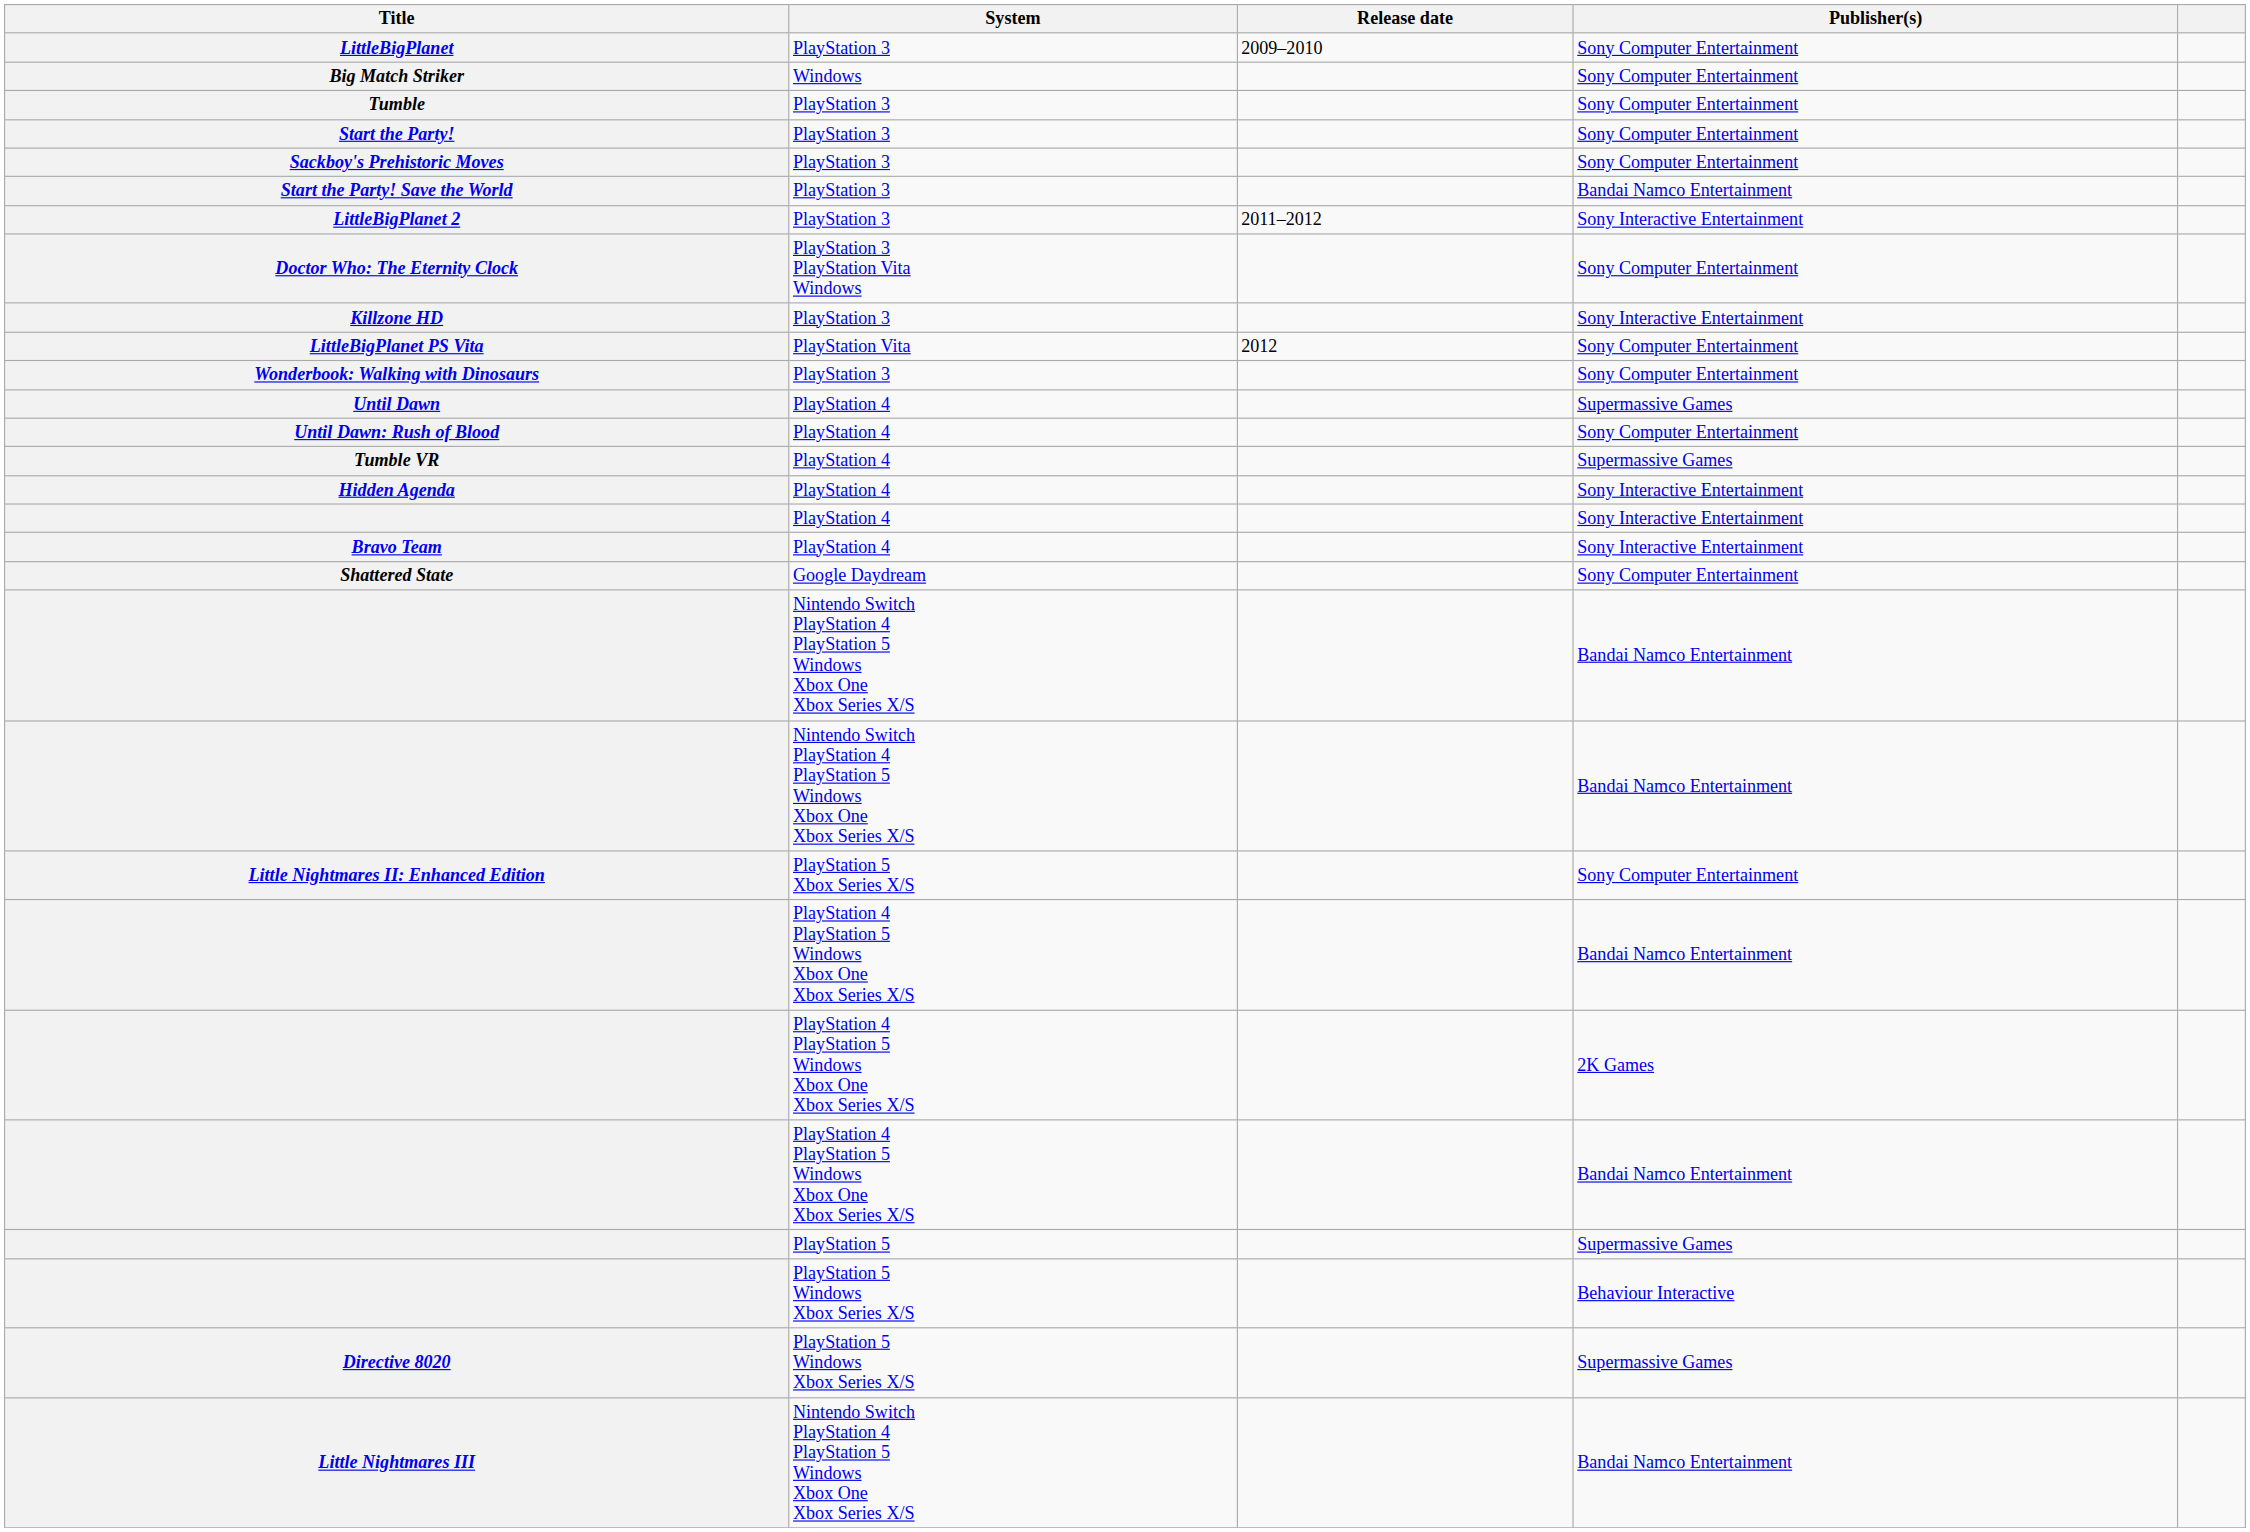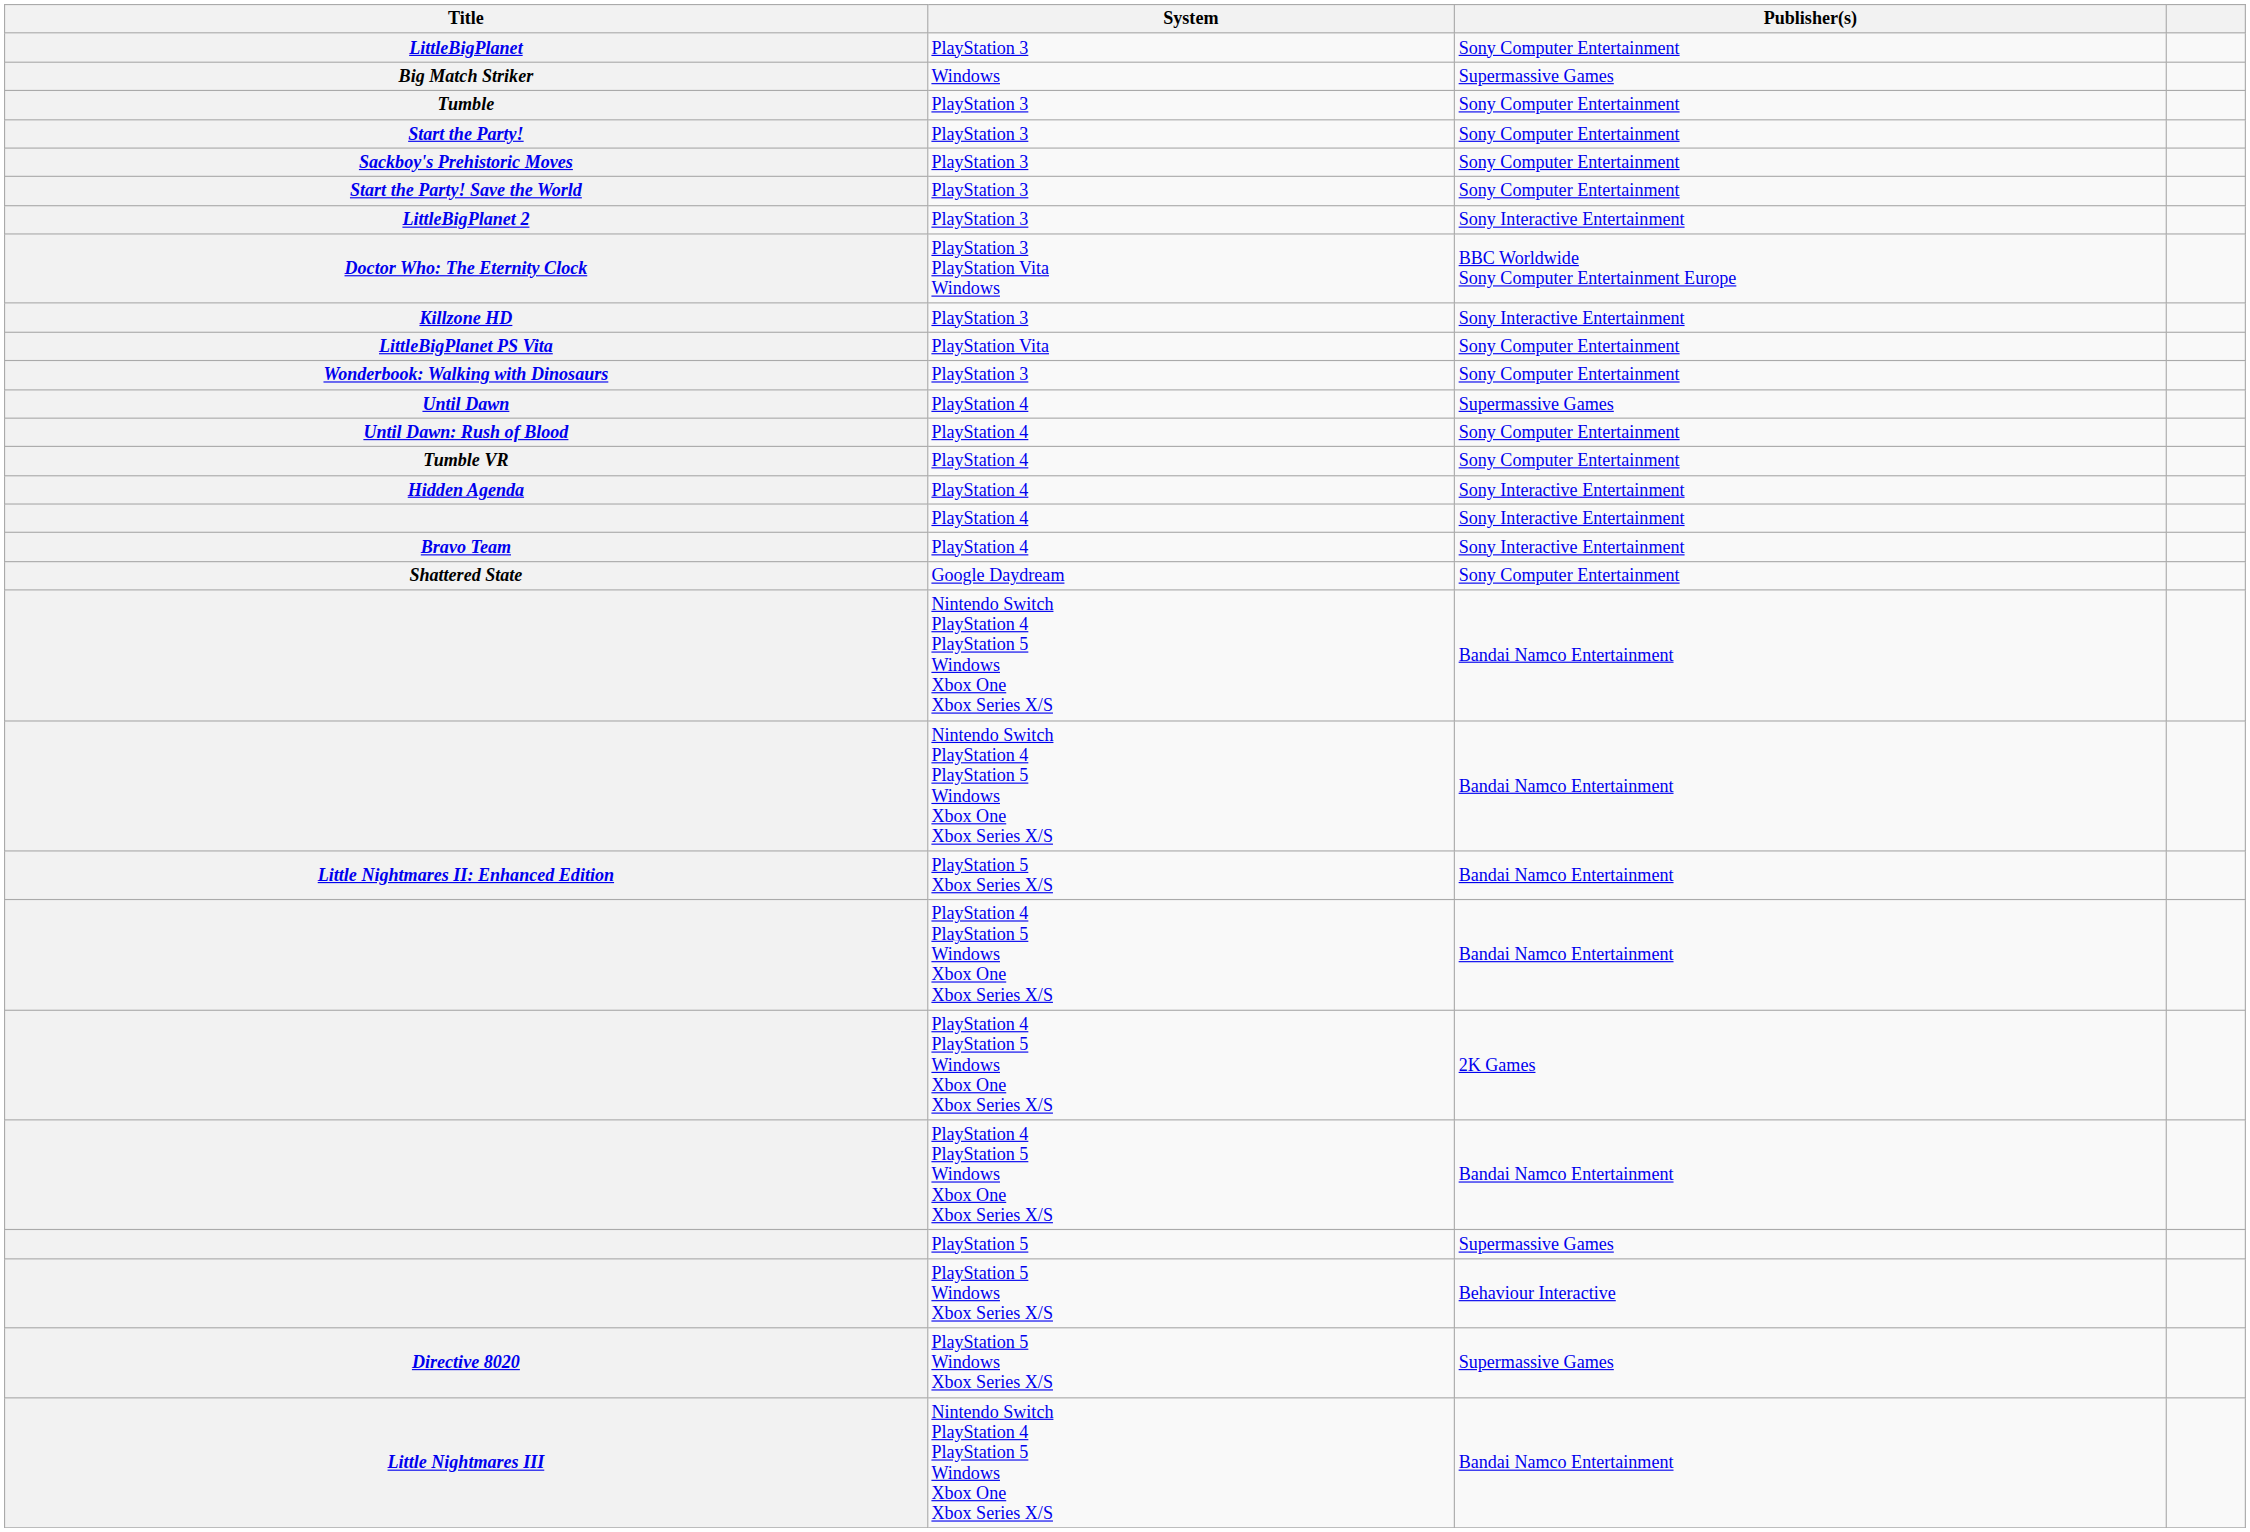- column: (1405, 18)
(1688, 76) Sony Computer Entertainment -> (1536, 76) Supermassive Games
(1685, 190) Bandai Namco Entertainment -> (1569, 190) Sony Computer Entertainment
(1688, 268) Sony Computer Entertainment -> (1597, 268) BBC Worldwide Sony Computer Entertainment Europe
(1655, 460) Supermassive Games -> (1569, 460) Sony Computer Entertainment
(1688, 875) Sony Computer Entertainment -> (1566, 875) Bandai Namco Entertainment
